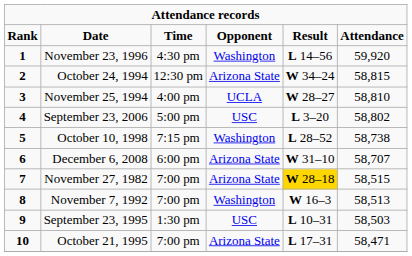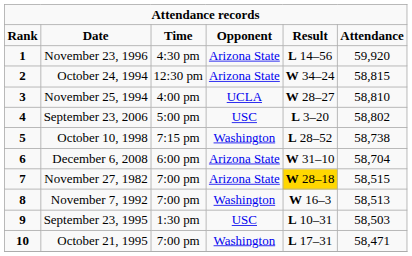(244, 55) Washington -> (244, 55) Arizona State
(372, 158) 58,707 -> (372, 158) 58,704
(244, 240) Arizona State -> (244, 240) Washington
